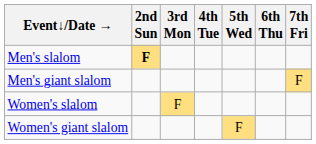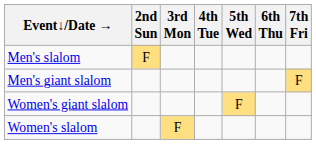(146, 57) bold -> (146, 57) normal
rows swapped: (52, 104) <-> (68, 127)
